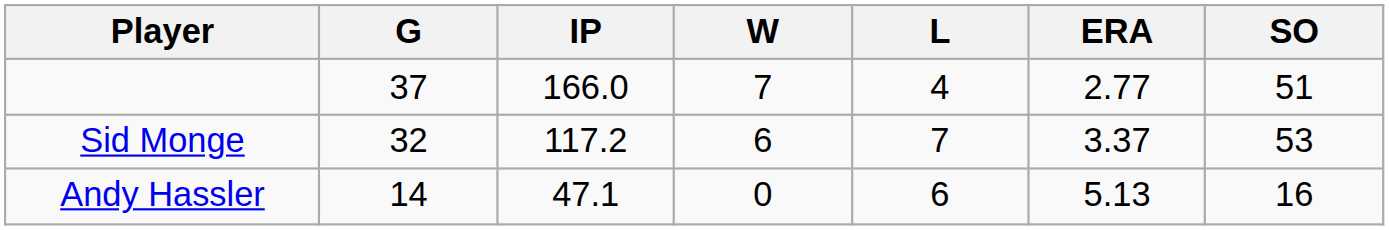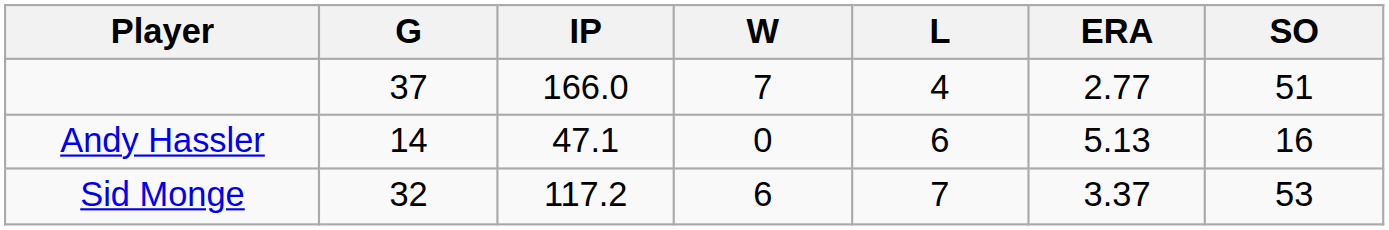rows swapped: (162, 140) <-> (162, 195)
